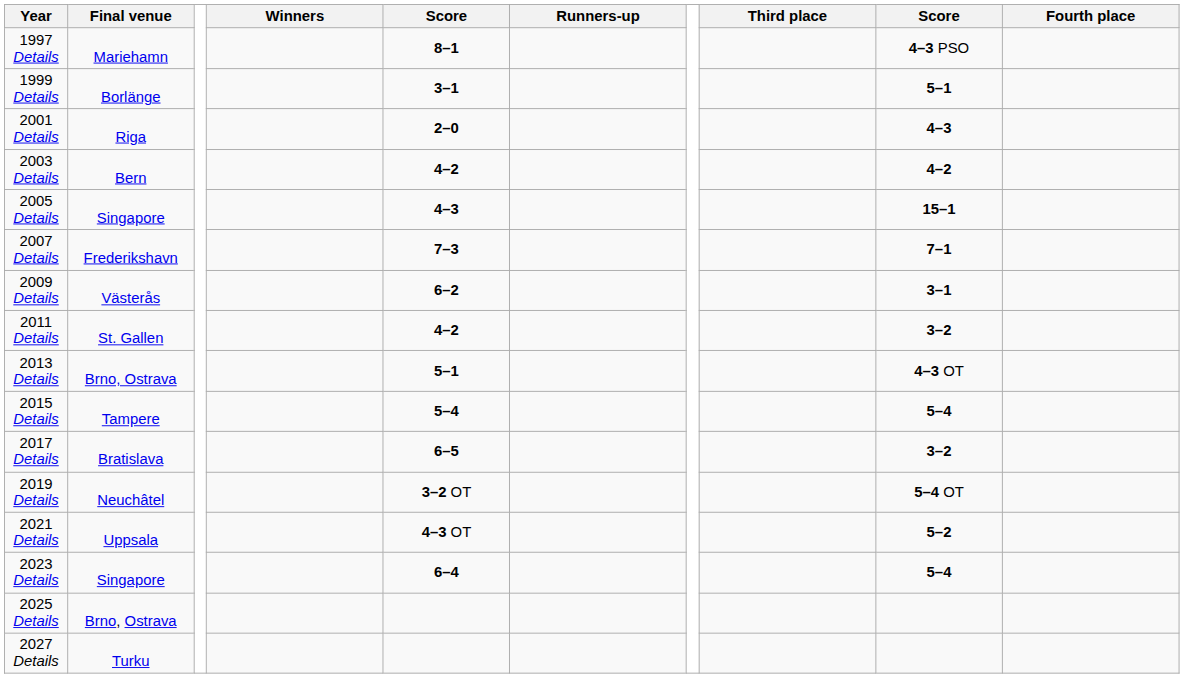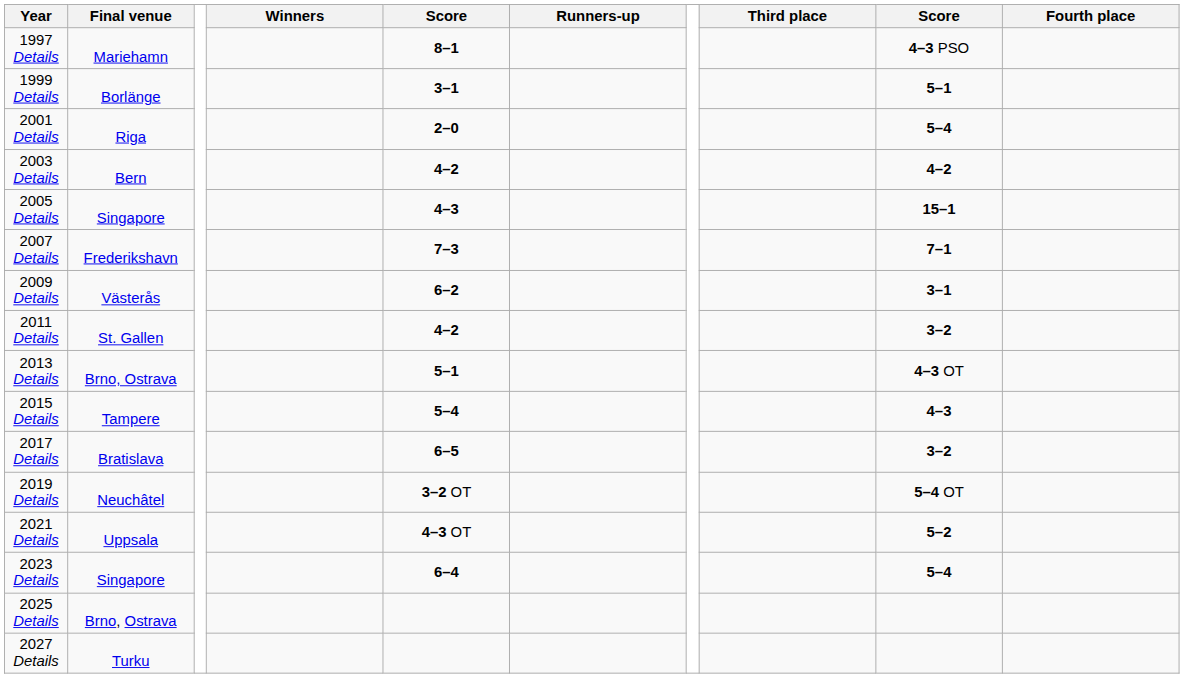(939, 128) 4–3 -> (939, 128) 5–4
(939, 411) 5–4 -> (939, 411) 4–3
